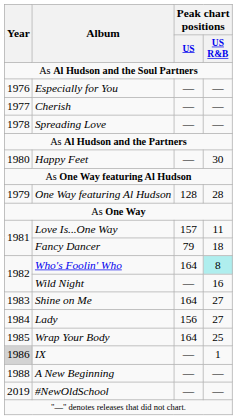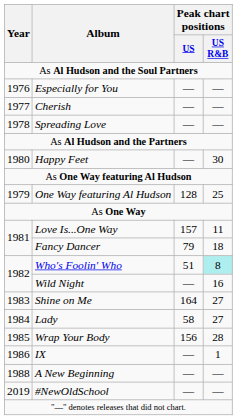(218, 194) 28 -> (218, 194) 25
(189, 265) 164 -> (189, 265) 51
(189, 319) 156 -> (189, 319) 58
(189, 337) 164 -> (189, 337) 156
(218, 337) 25 -> (218, 337) 28
(18, 355) lightgrey background -> (18, 355) no background
